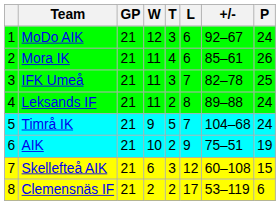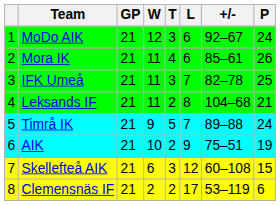(224, 102) 89–88 -> (228, 102) 104–68
(265, 102) 24 -> (265, 102) 21
(228, 124) 104–68 -> (224, 124) 89–88
